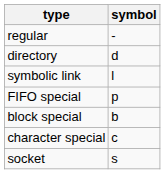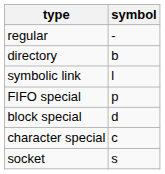(115, 55) d -> (115, 55) b
(115, 117) b -> (115, 117) d
